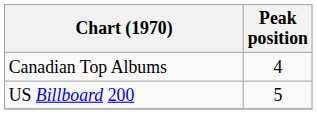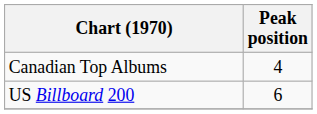(278, 94) 5 -> (278, 94) 6
